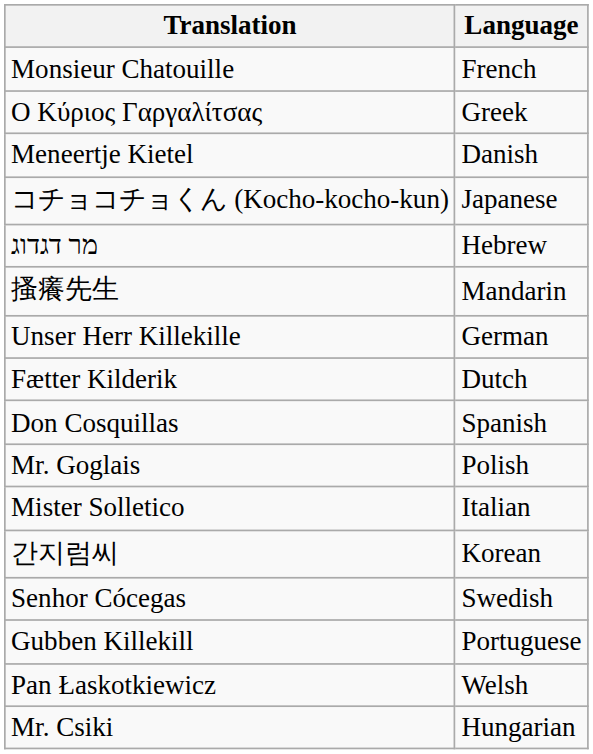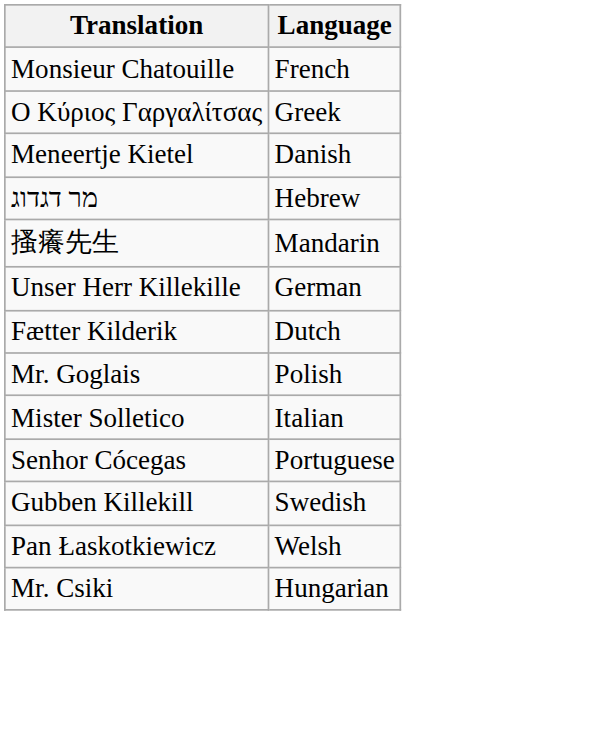- row: (230, 199)
- row: (95, 422)
- row: (65, 552)
(507, 598) Swedish -> (335, 459) Portuguese
(521, 641) Portuguese -> (320, 502) Swedish
